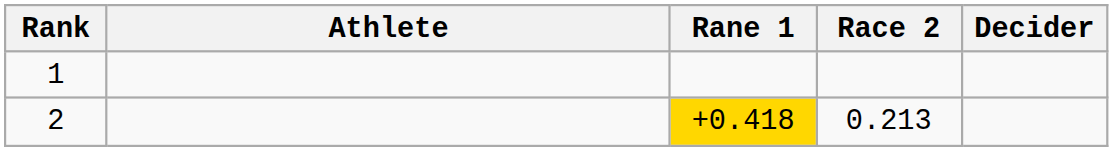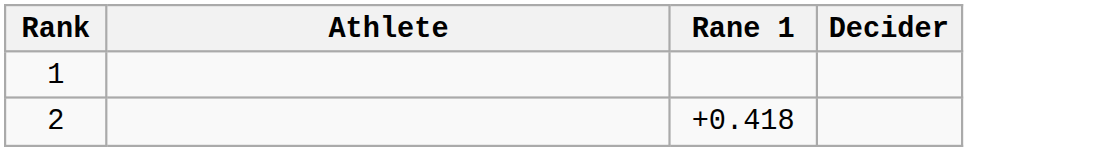- column: (889, 28)
(743, 122) gold background -> (743, 122) no background
